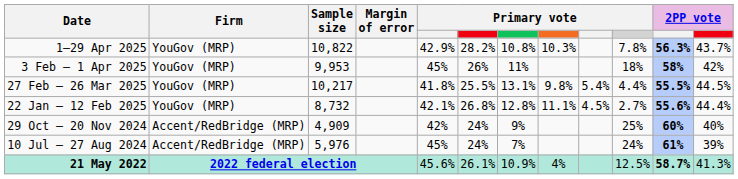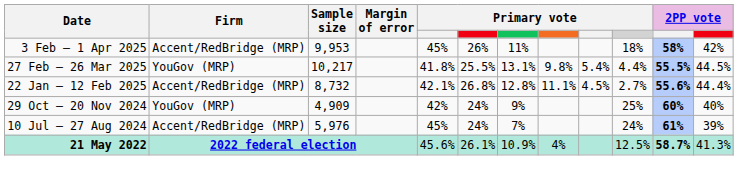- row: (101, 47)
(194, 67) YouGov (MRP) -> (229, 47) Accent/RedBridge (MRP)
(194, 106) YouGov (MRP) -> (229, 86) Accent/RedBridge (MRP)
(229, 125) Accent/RedBridge (MRP) -> (194, 106) YouGov (MRP)
